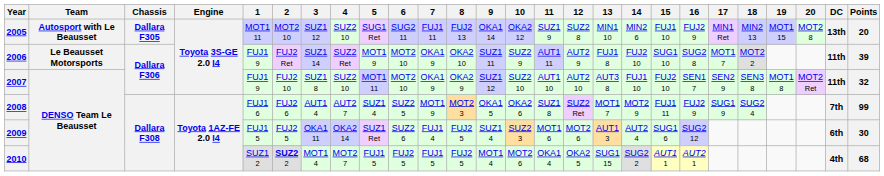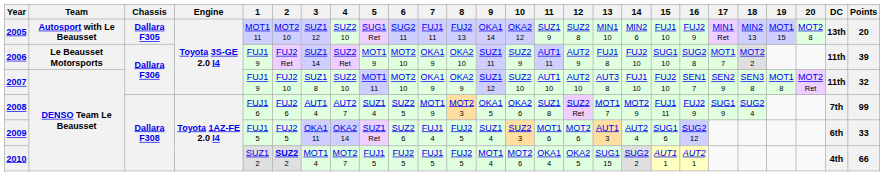(864, 133) 30 -> (864, 133) 33
(864, 158) 68 -> (864, 158) 66
